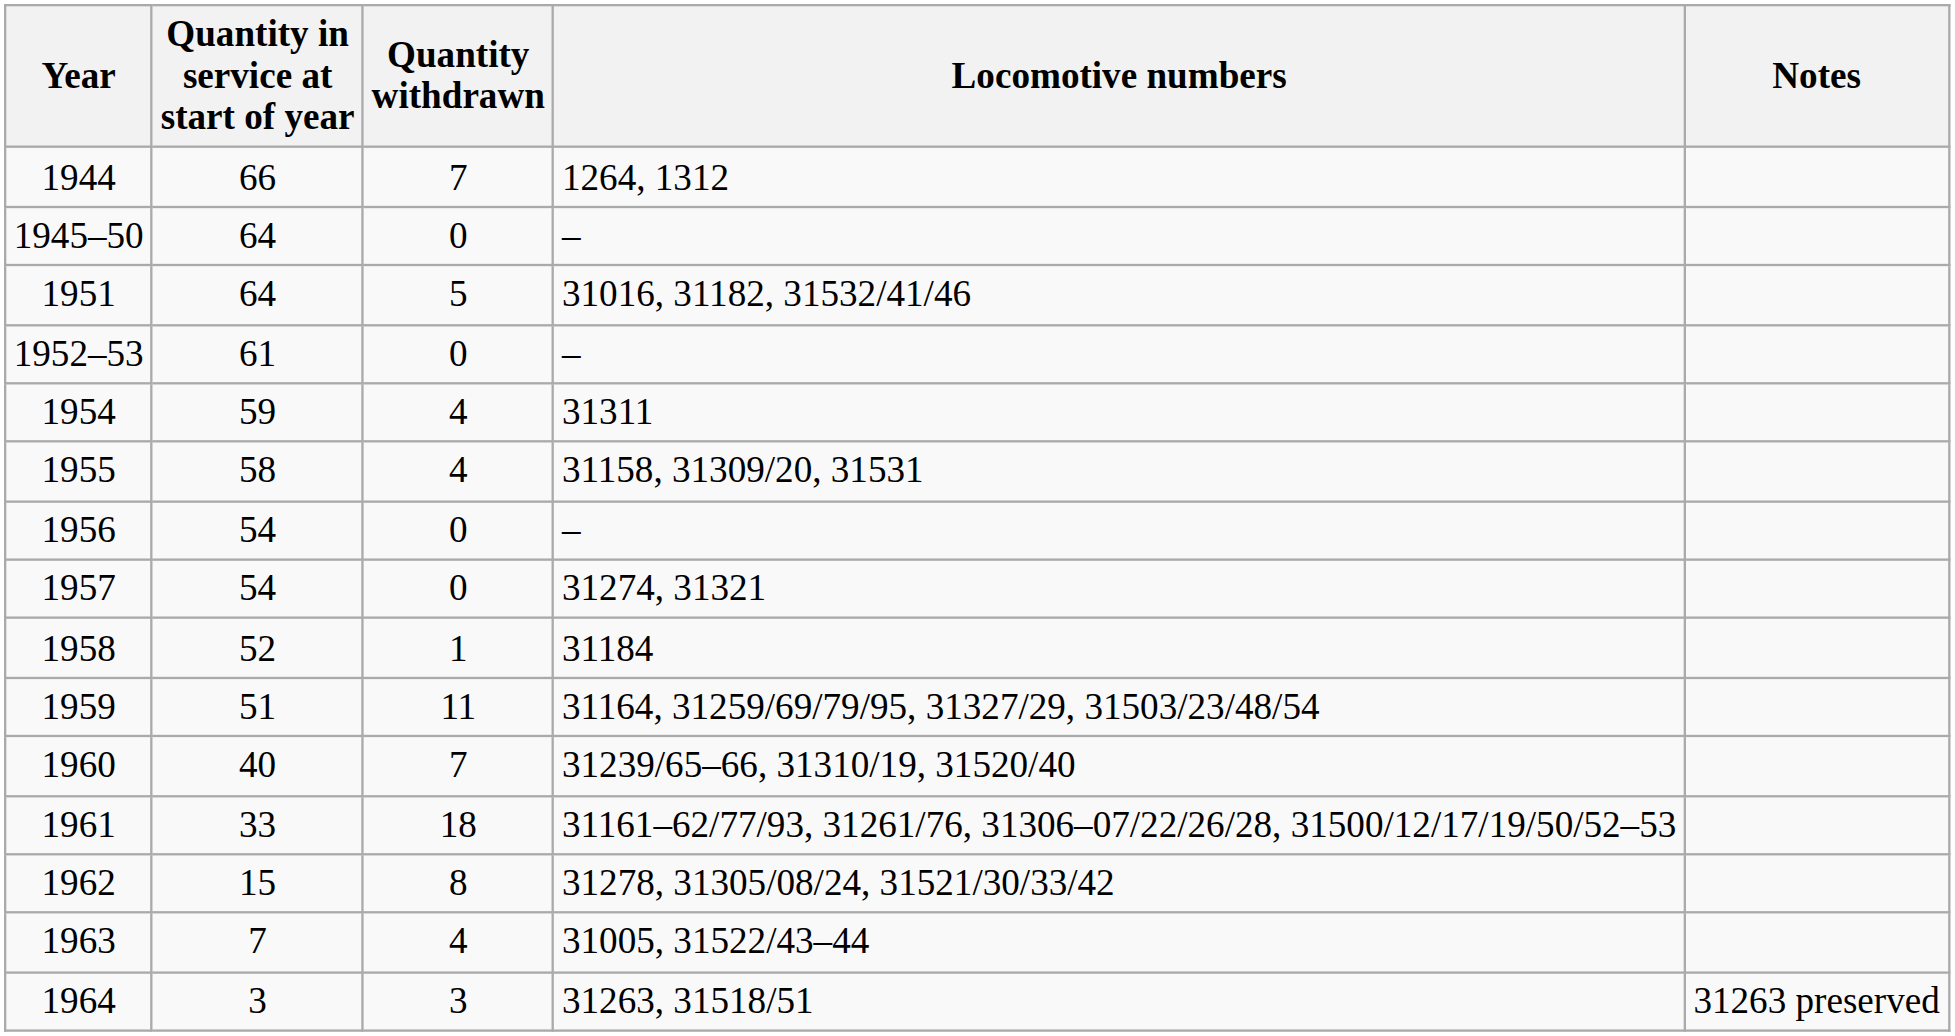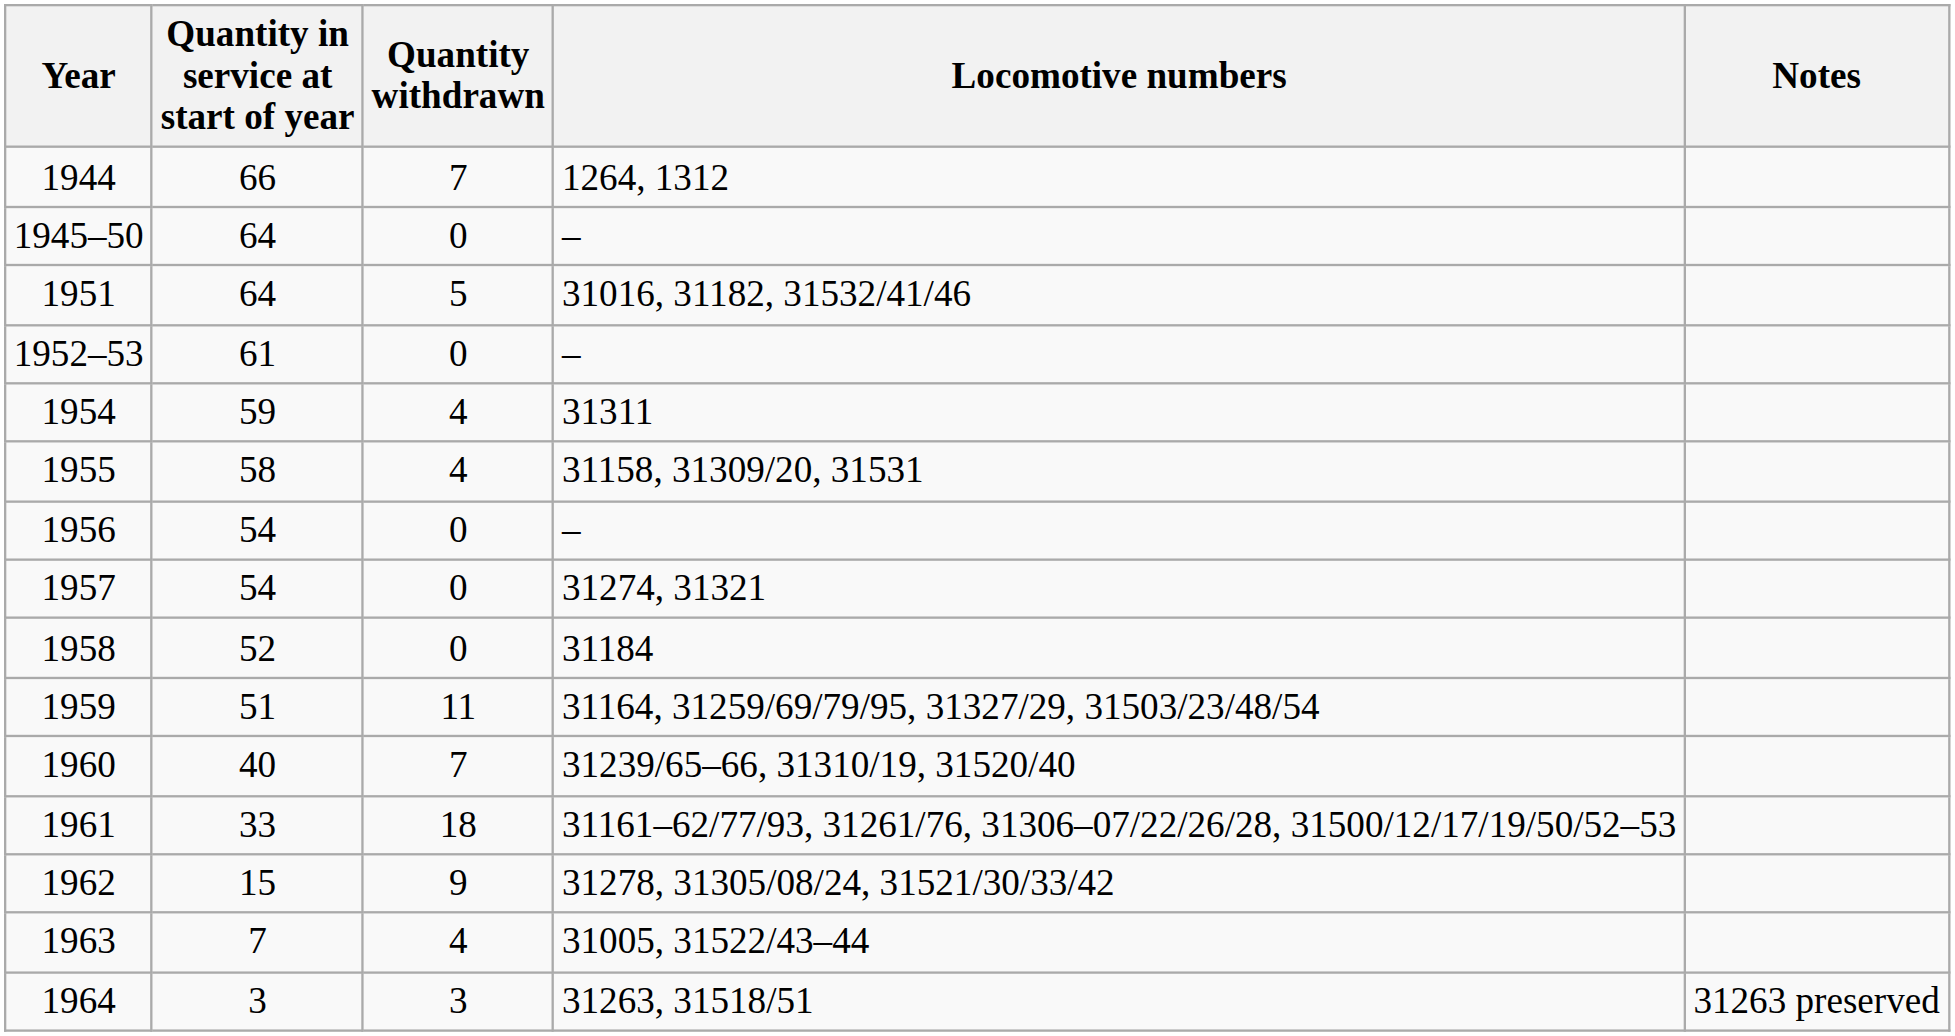(458, 647) 1 -> (458, 647) 0
(458, 882) 8 -> (458, 882) 9
